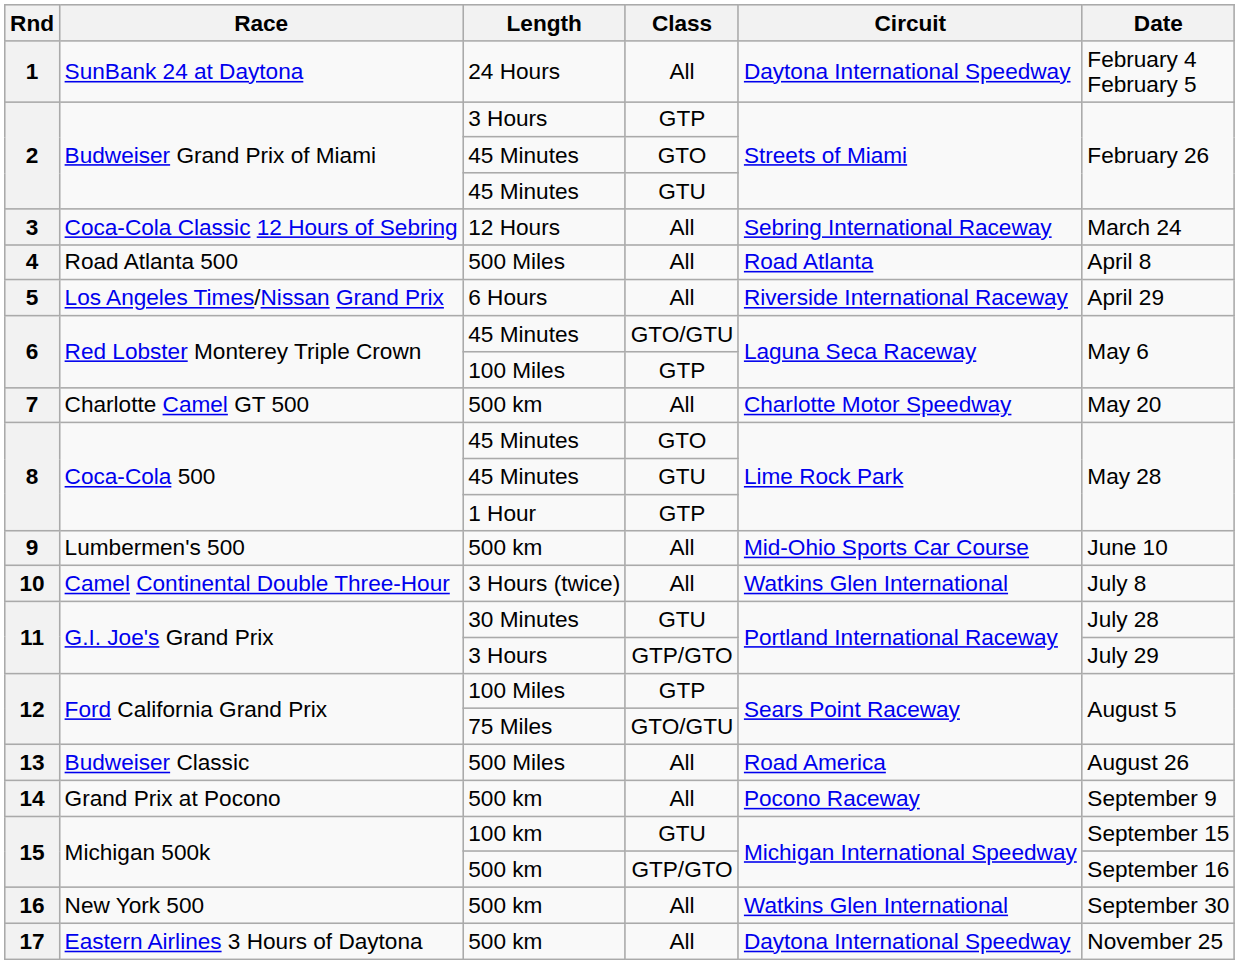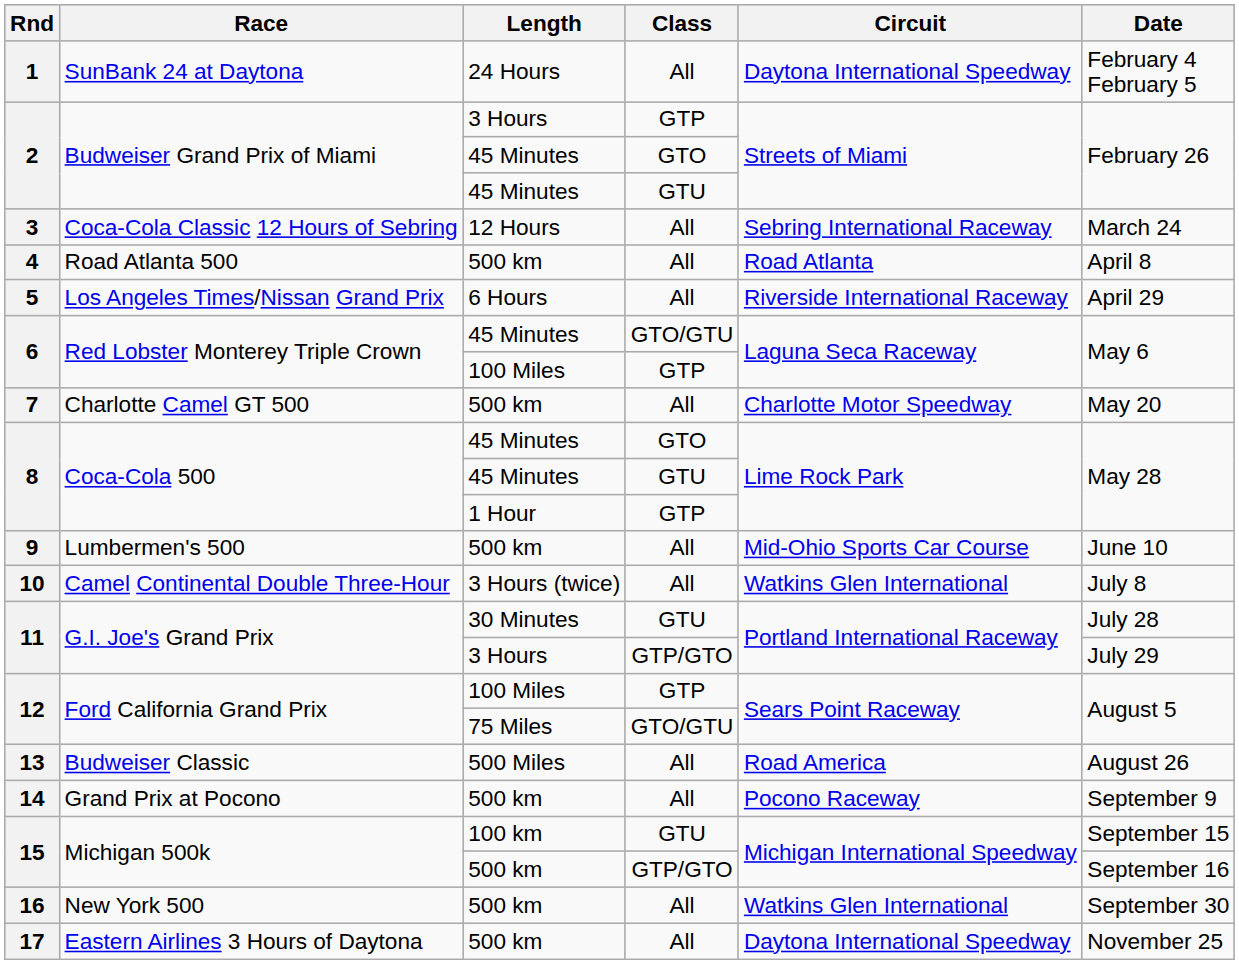(517, 262) 500 Miles -> (505, 262) 500 km
